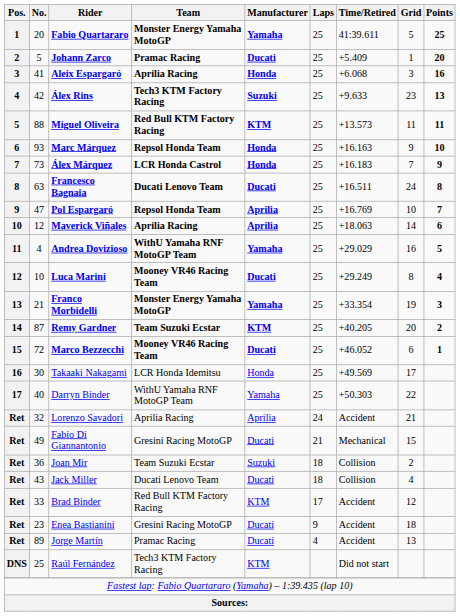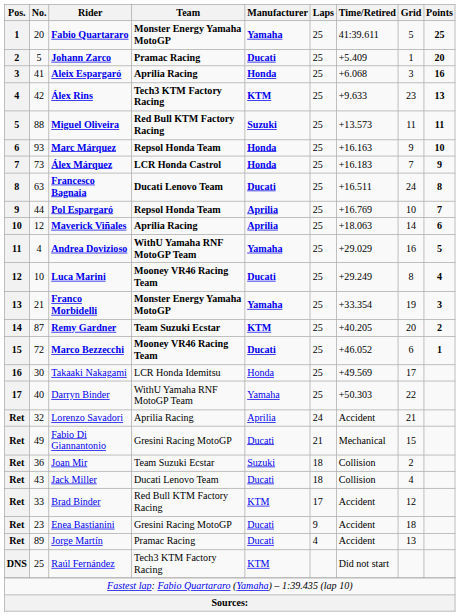(262, 96) Suzuki -> (259, 96) KTM
(259, 125) KTM -> (262, 125) Suzuki
(39, 209) 47 -> (39, 209) 44
